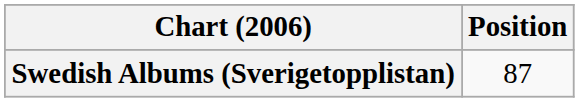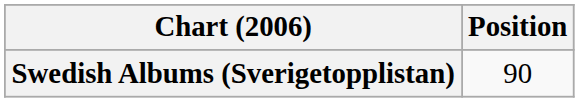(518, 73) 87 -> (518, 73) 90
